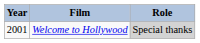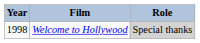(17, 30) 2001 -> (17, 30) 1998
